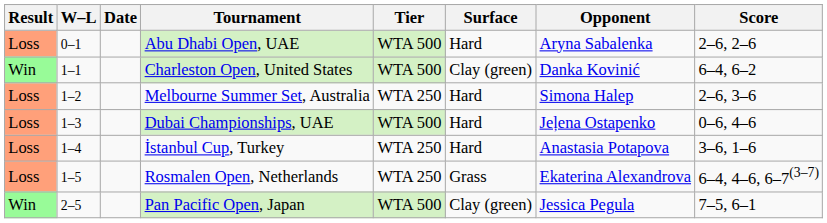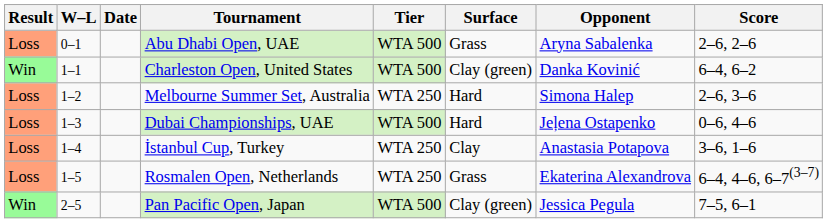(466, 43) Hard -> (468, 43) Grass
(466, 148) Hard -> (465, 148) Clay
